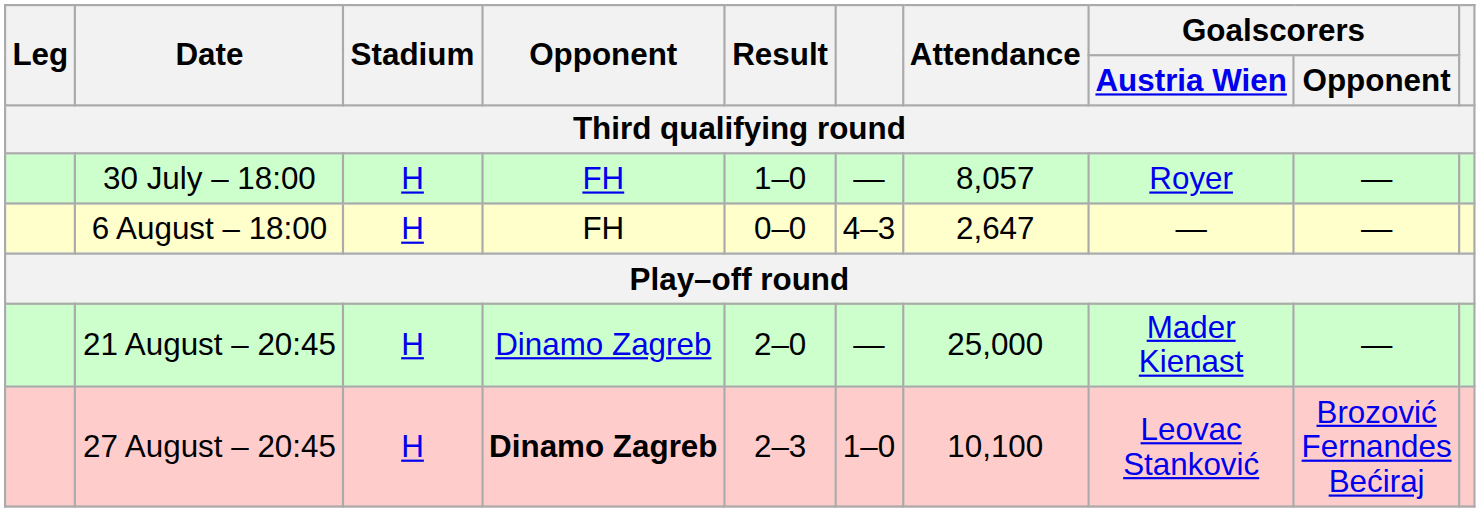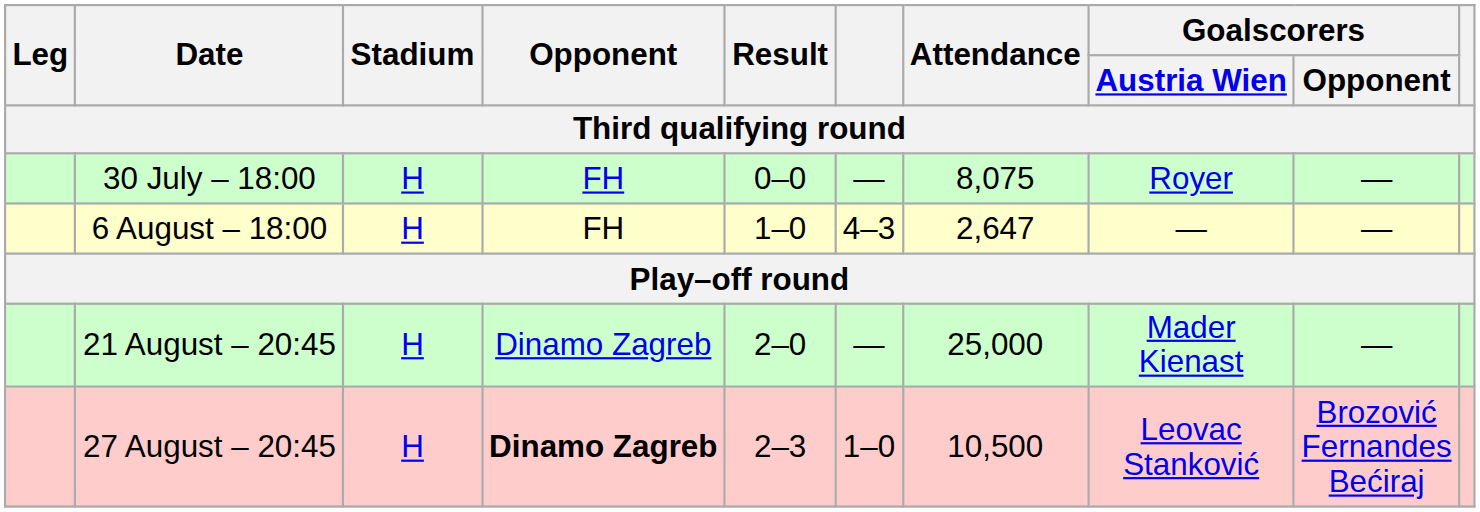(780, 179) 1–0 -> (780, 179) 0–0
(995, 179) 8,057 -> (995, 179) 8,075
(780, 229) 0–0 -> (780, 229) 1–0
(995, 447) 10,100 -> (995, 447) 10,500
